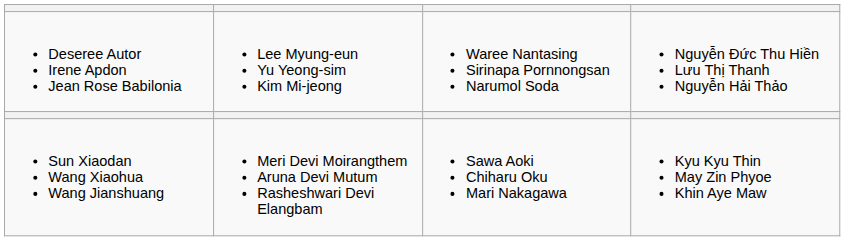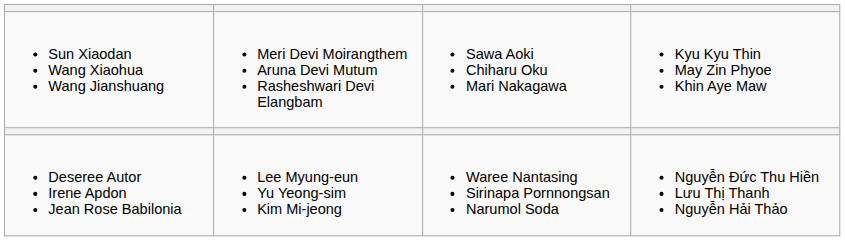rows swapped: (109, 177) <-> (109, 70)
